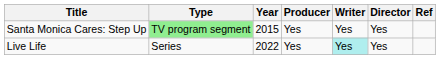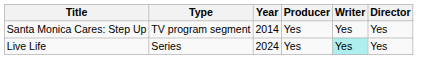- column: (424, 12)
(201, 29) lightgreen background -> (201, 29) no background
(267, 29) 2015 -> (267, 29) 2014
(267, 46) 2022 -> (267, 46) 2024
